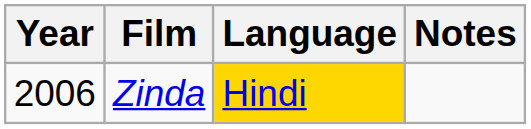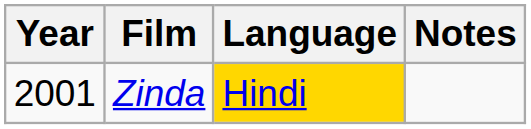(55, 92) 2006 -> (55, 92) 2001
